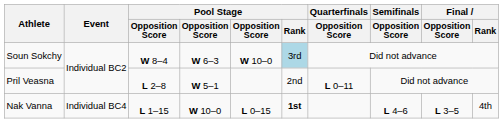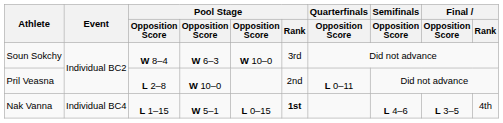(295, 56) lightblue background -> (295, 56) no background
(205, 86) W 5–1 -> (205, 86) W 10–0
(205, 111) W 10–0 -> (205, 111) W 5–1
